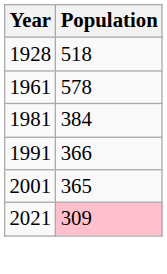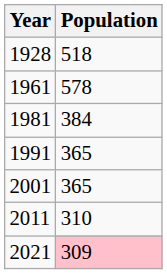(76, 152) 366 -> (76, 152) 365
+ row: (30, 218)
